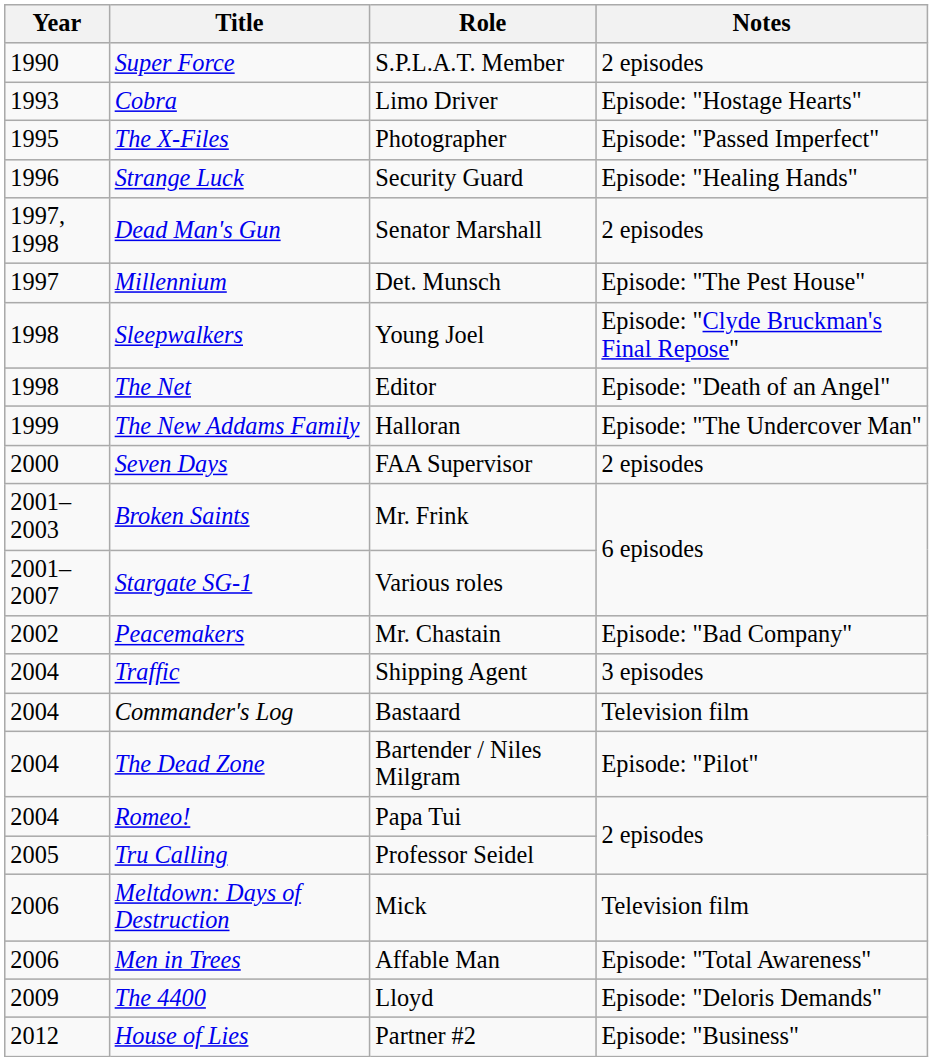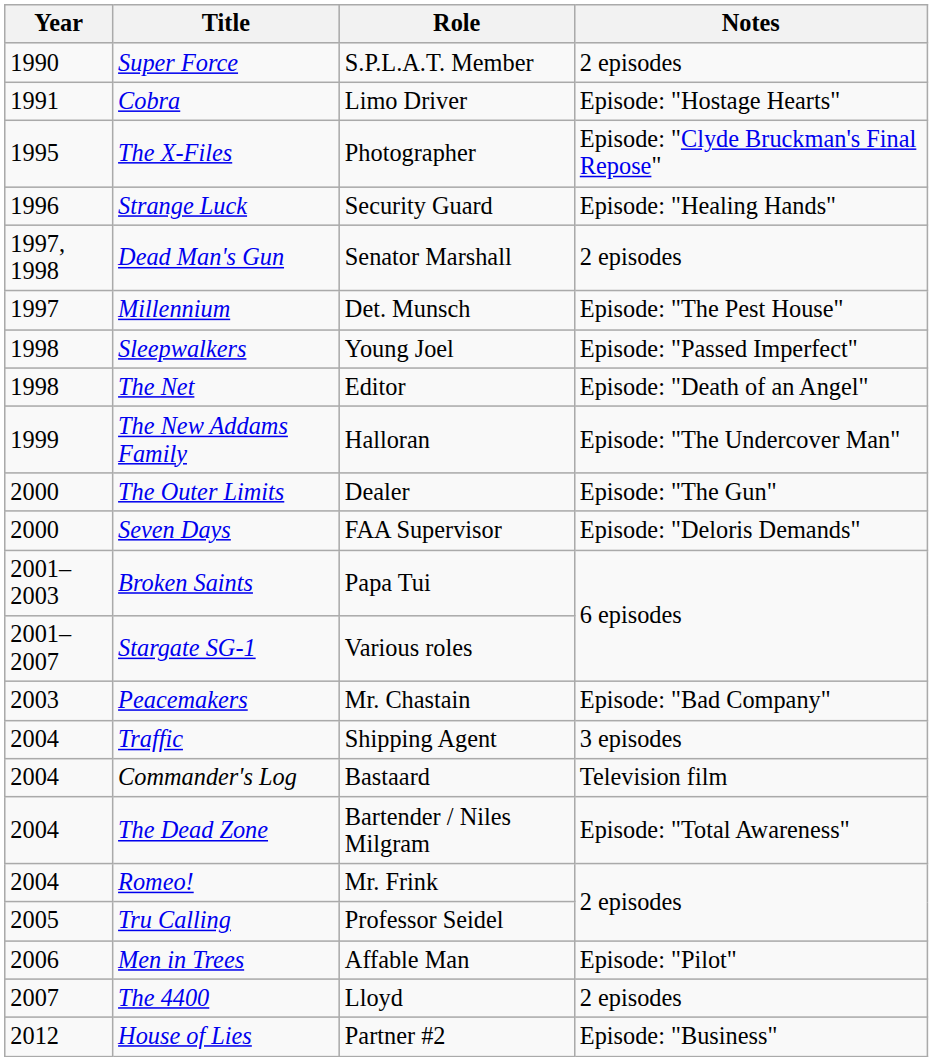(35, 100) 1993 -> (35, 100) 1991
(740, 139) Episode: "Passed Imperfect" -> (748, 153) Episode: "Clyde Bruckman's Final Repose"
(742, 334) Episode: "Clyde Bruckman's Final Repose" -> (719, 348) Episode: "Passed Imperfect"
+ row: (201, 491)
(652, 464) 2 episodes -> (720, 530) Episode: "Deloris Demands"
(422, 516) Mr. Frink -> (388, 582) Papa Tui
(35, 634) 2002 -> (35, 700) 2003
(680, 764) Episode: "Pilot" -> (715, 829) Episode: "Total Awareness"
(418, 816) Papa Tui -> (391, 882) Mr. Frink
- row: (208, 907)
(736, 959) Episode: "Total Awareness" -> (658, 959) Episode: "Pilot"
(35, 997) 2009 -> (35, 997) 2007
(742, 997) Episode: "Deloris Demands" -> (631, 997) 2 episodes
